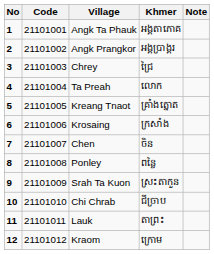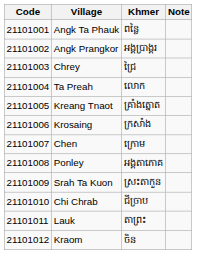- column: (13, 12)
(161, 28) អង្គតាភោគ -> (131, 28) ពន្លៃ
(147, 143) ចិន -> (134, 143) ក្រោម
(149, 162) ពន្លៃ -> (144, 162) អង្គតាភោគ
(152, 239) ក្រោម -> (130, 239) ចិន
